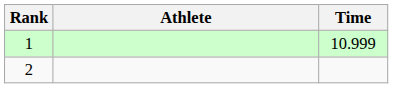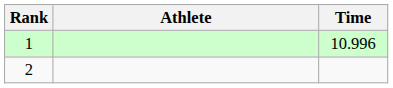(353, 43) 10.999 -> (353, 43) 10.996
